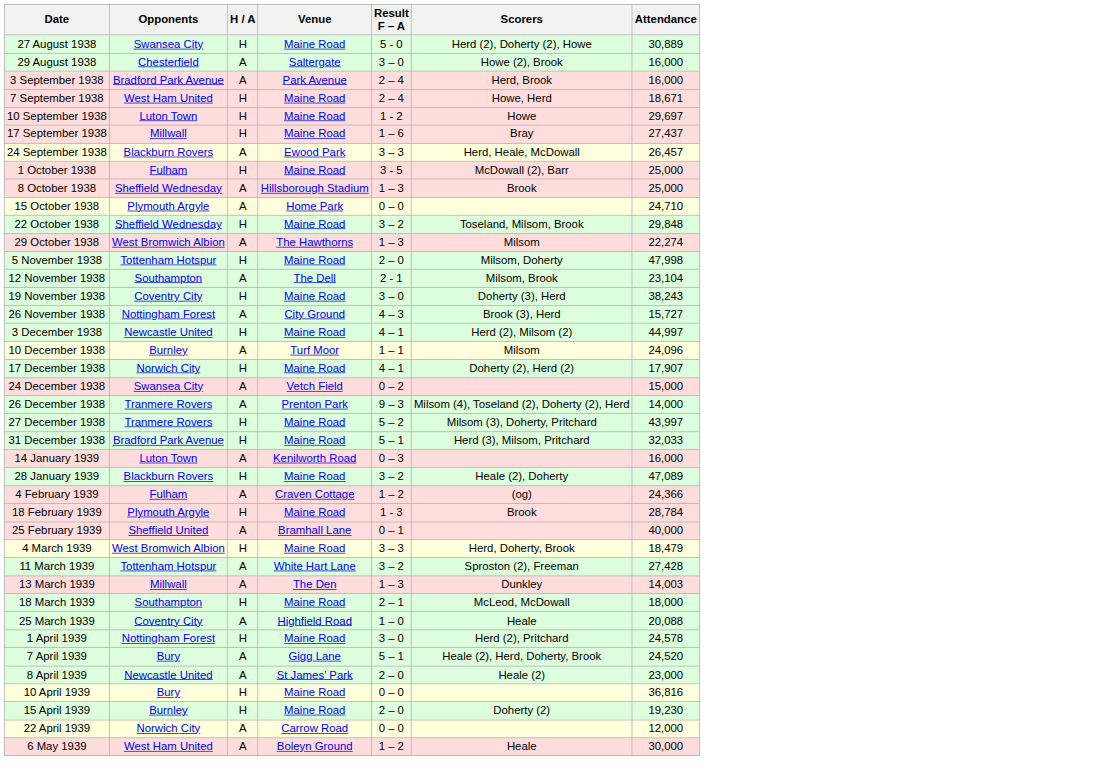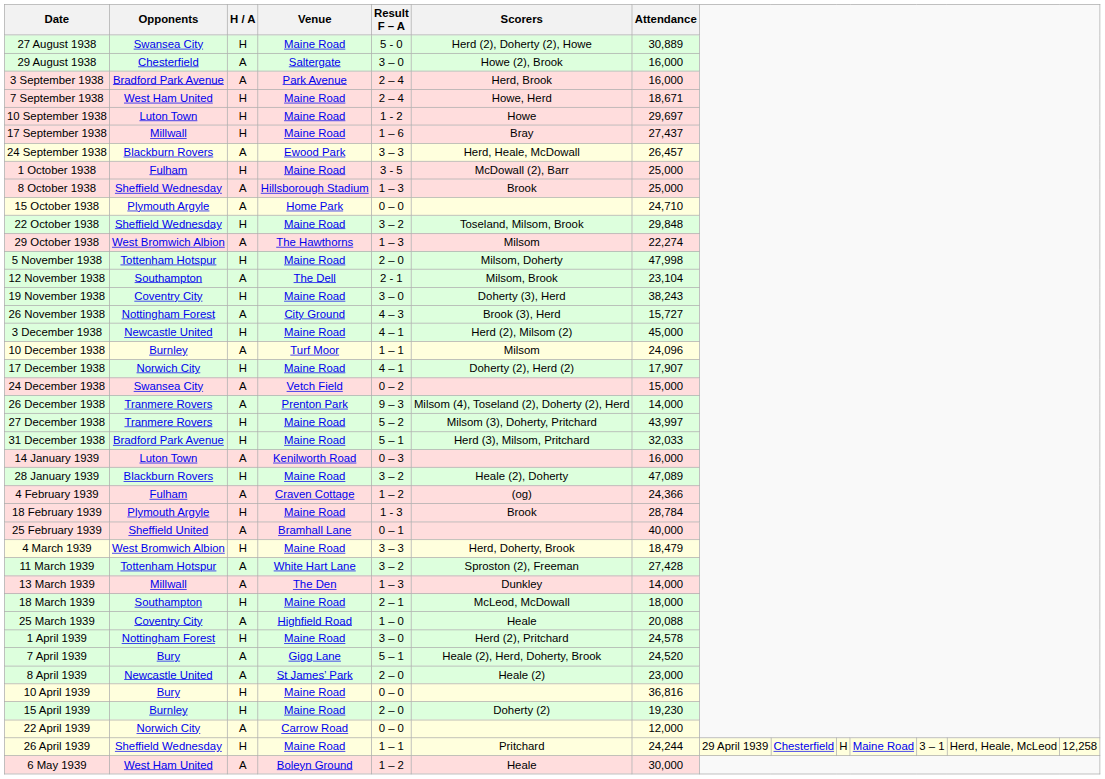(666, 332) 44,997 -> (666, 332) 45,000
(666, 584) 14,003 -> (666, 584) 14,000
+ row: (57, 746)
